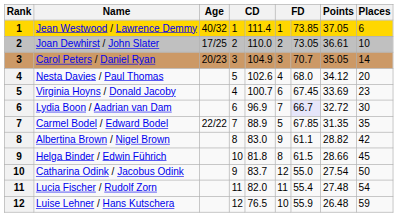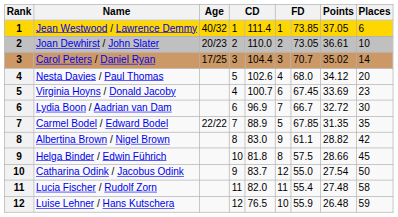(214, 44) 17/25 -> (214, 44) 20/23
(214, 60) 20/23 -> (214, 60) 17/25
(260, 60) 104.9 -> (260, 60) 104.4
(336, 60) 35.05 -> (336, 60) 35.02
(303, 108) lavender background -> (303, 108) no background
(303, 156) 61.5 -> (303, 156) 57.5
(364, 188) 54 -> (364, 188) 58
